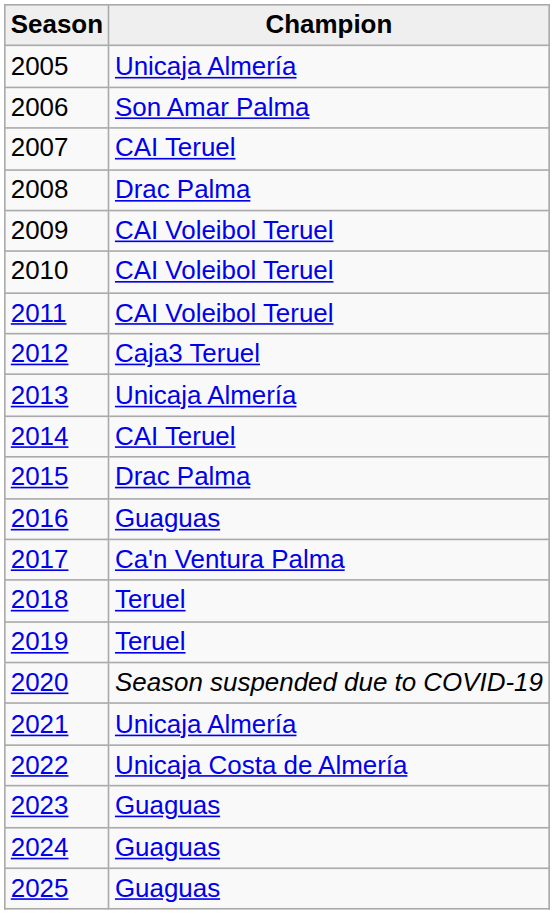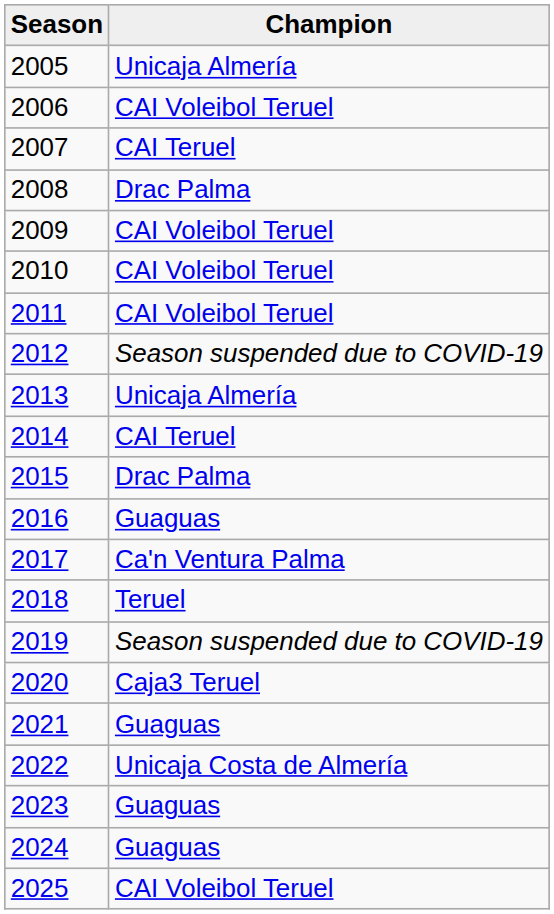(212, 107) Son Amar Palma -> (224, 107) CAI Voleibol Teruel
(187, 353) Caja3 Teruel -> (329, 353) Season suspended due to COVID-19
(150, 641) Teruel -> (329, 641) Season suspended due to COVID-19
(329, 682) Season suspended due to COVID-19 -> (187, 682) Caja3 Teruel
(206, 723) Unicaja Almería -> (168, 723) Guaguas
(168, 888) Guaguas -> (224, 888) CAI Voleibol Teruel
